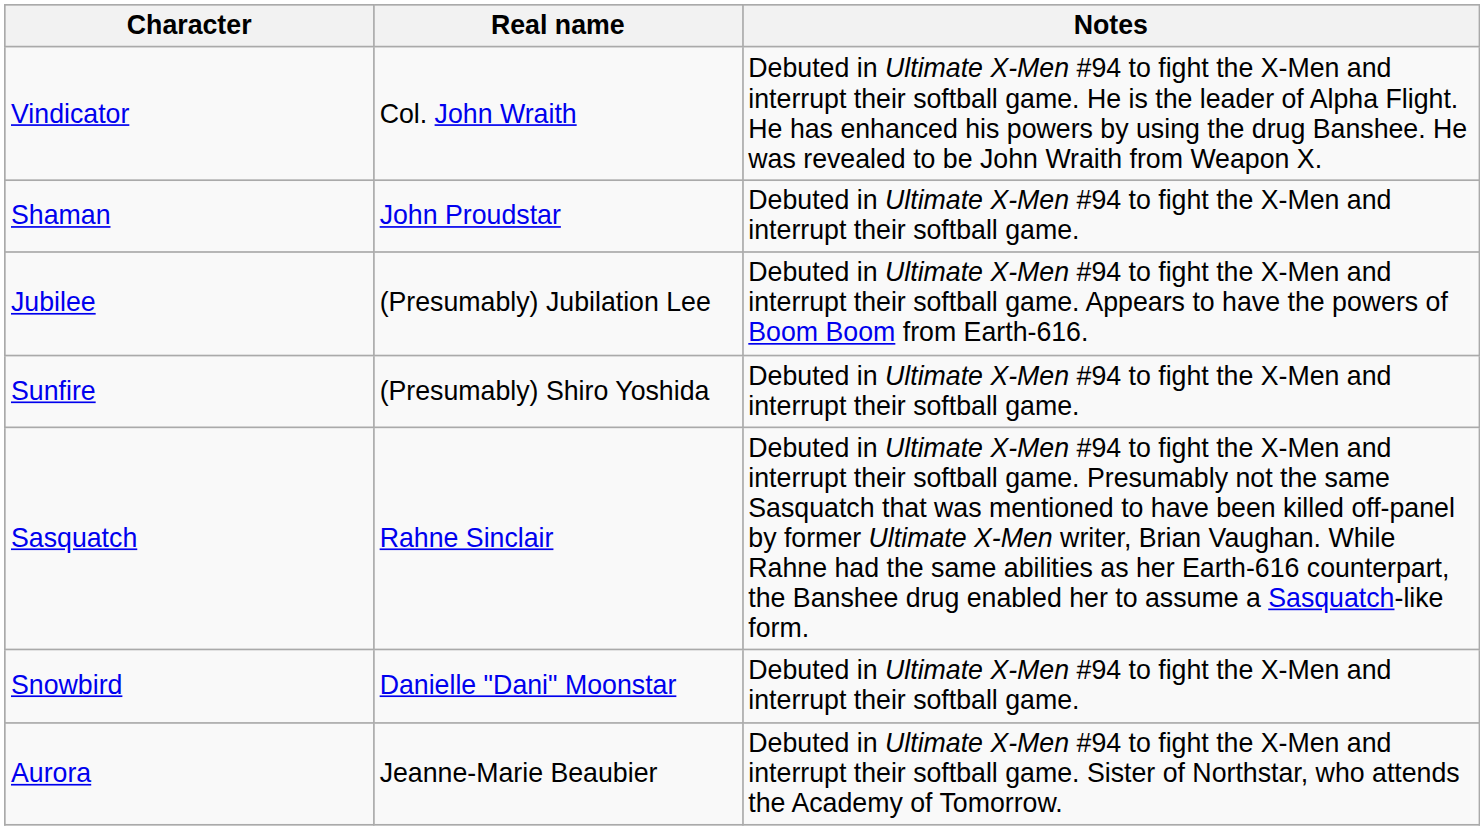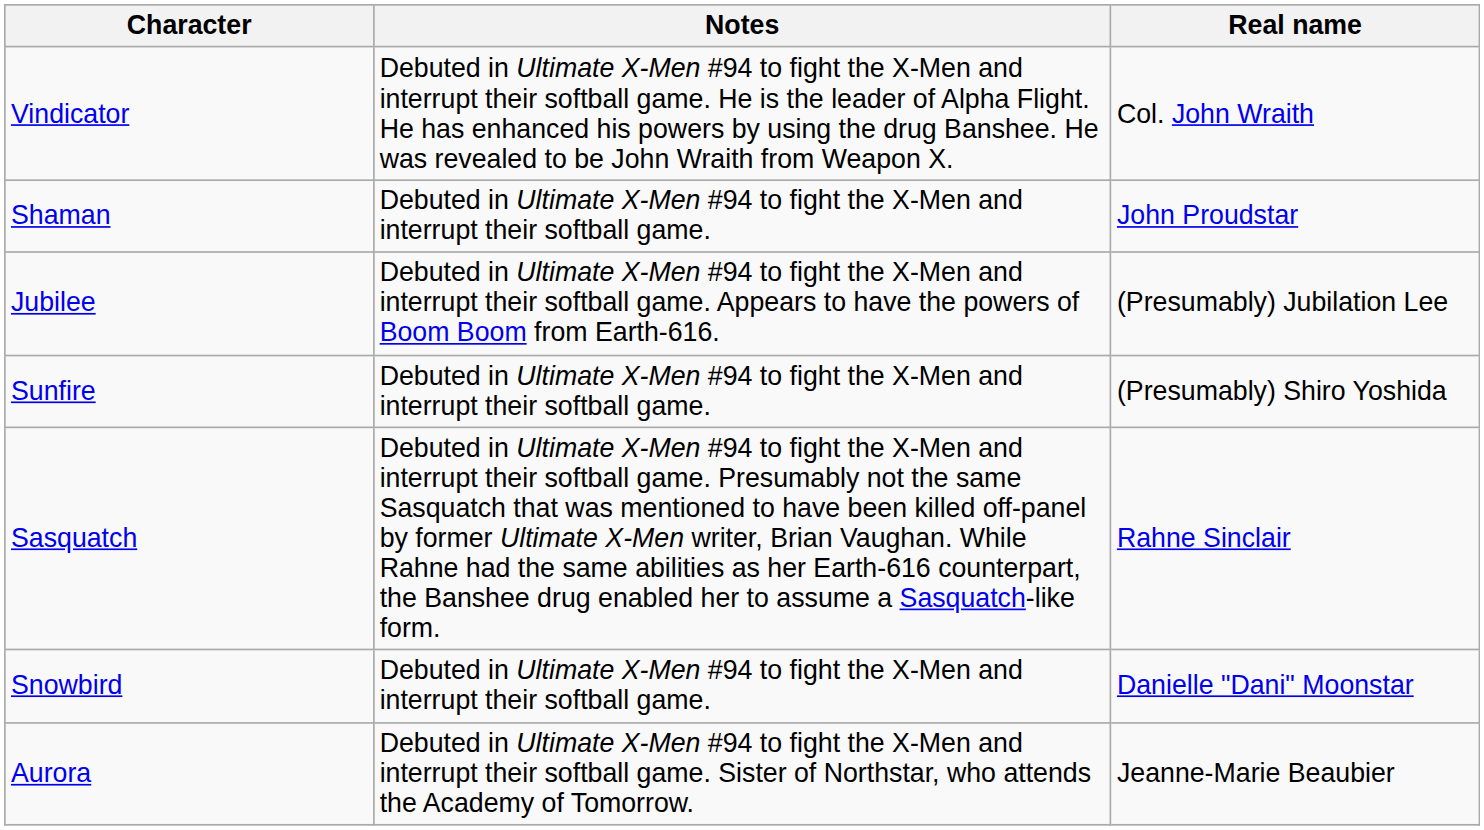columns swapped: (558, 25) <-> (1111, 25)
